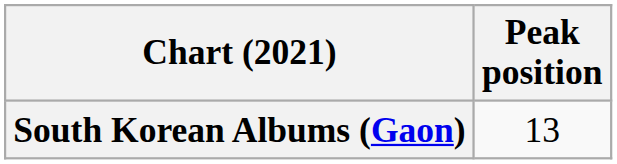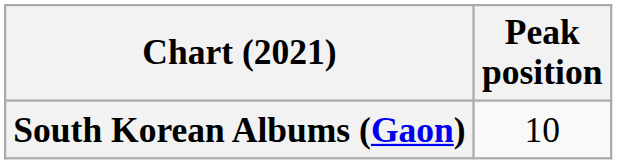(542, 128) 13 -> (542, 128) 10
